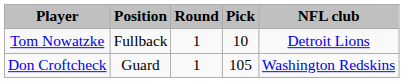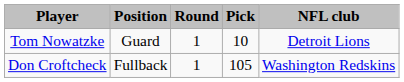(141, 41) Fullback -> (141, 41) Guard
(141, 65) Guard -> (141, 65) Fullback
